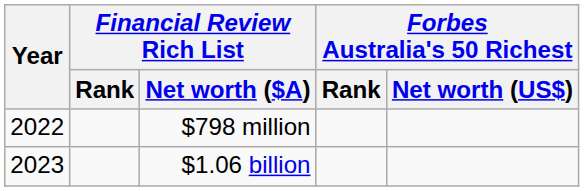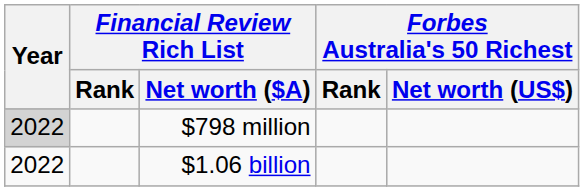(37, 127) no background -> (37, 127) lightgrey background
(37, 165) 2023 -> (37, 165) 2022
